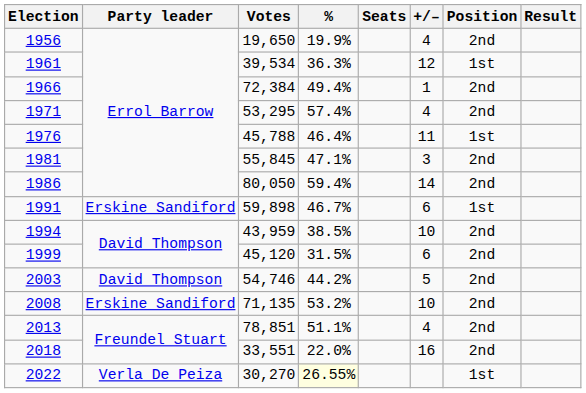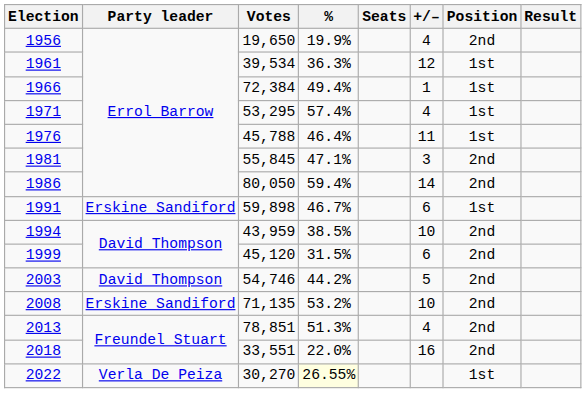(482, 88) 2nd -> (482, 88) 1st
(482, 112) 2nd -> (482, 112) 1st
(329, 328) 51.1% -> (329, 328) 51.3%
